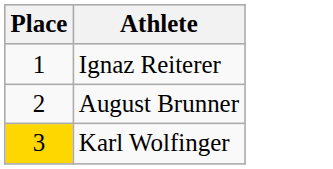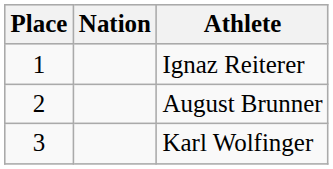+ column: (115, 24)
(39, 143) gold background -> (39, 143) no background
